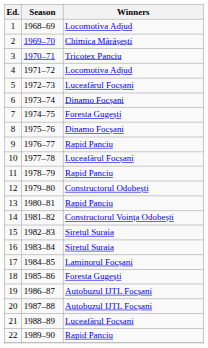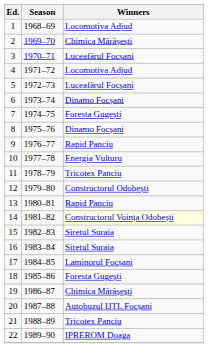(93, 56) Tricotex Panciu -> (99, 56) Luceafărul Focșani
(99, 159) Luceafărul Focșani -> (94, 159) Energia Vulturu
(89, 174) Rapid Panciu -> (93, 174) Tricotex Panciu
(119, 218) no background -> (119, 218) lightyellow background
(109, 292) Autobuzul IJTL Focșani -> (99, 292) Chimica Mărășești
(99, 321) Luceafărul Focșani -> (93, 321) Tricotex Panciu
(89, 336) Rapid Panciu -> (98, 336) IPREROM Doaga
